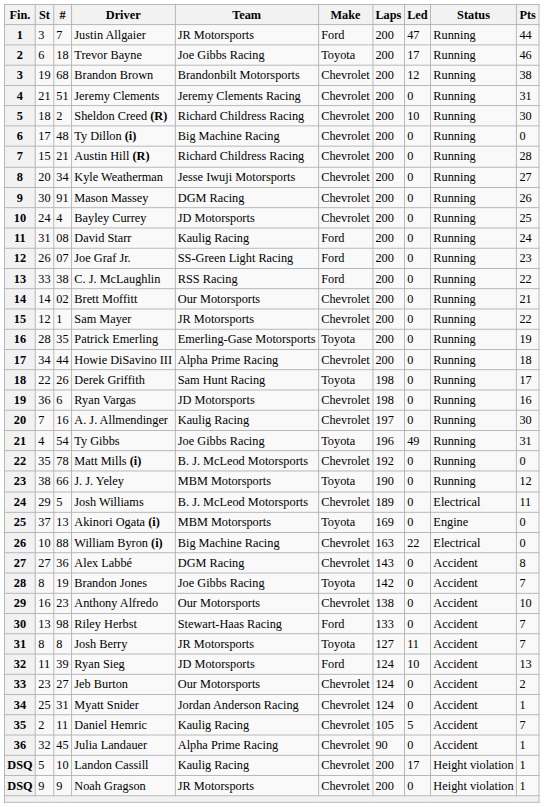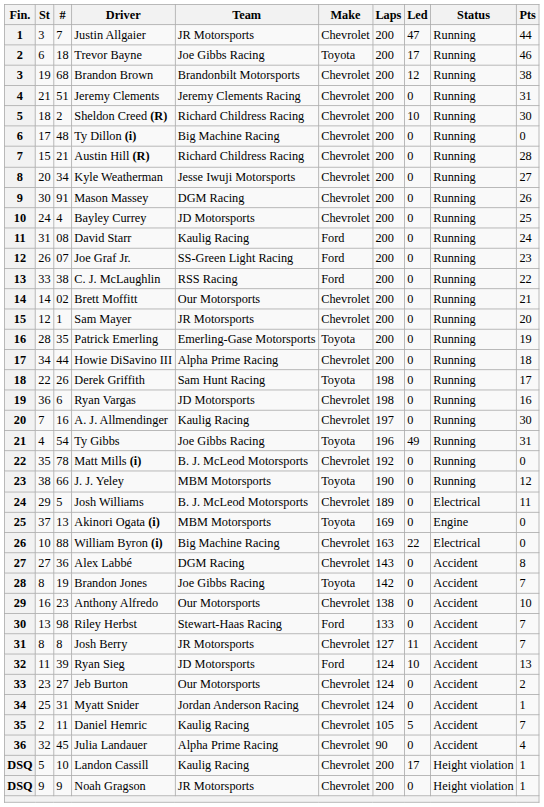(333, 35) Ford -> (345, 35) Chevrolet
(526, 319) 22 -> (526, 319) 20
(338, 644) Toyota -> (345, 644) Chevrolet
(522, 745) 1 -> (522, 745) 4
